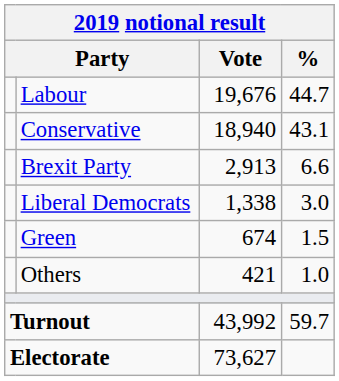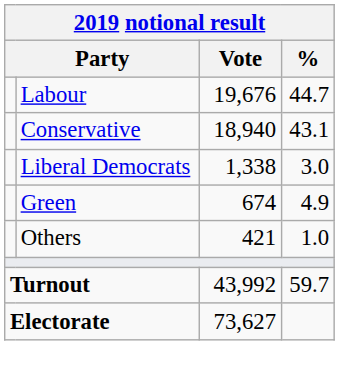- row: (76, 166)
(315, 238) 1.5 -> (315, 202) 4.9
